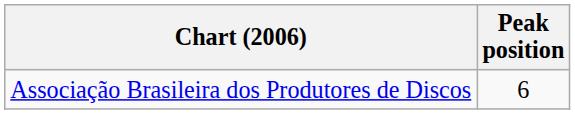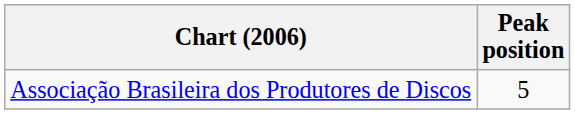(523, 89) 6 -> (523, 89) 5
